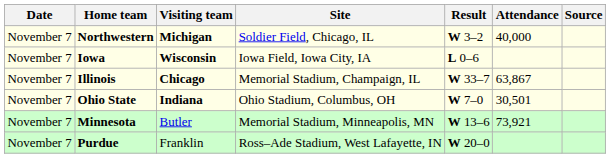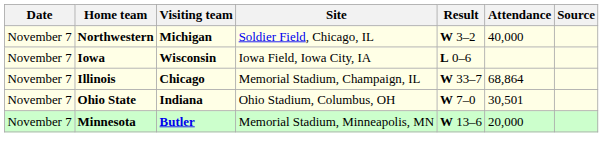(513, 79) 63,867 -> (506, 79) 68,864
(176, 121) normal -> (177, 121) bold
(513, 121) 73,921 -> (506, 121) 20,000
- row: (98, 143)
